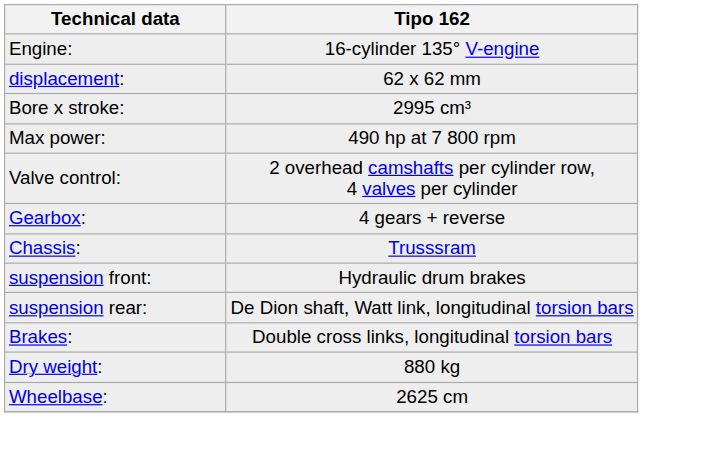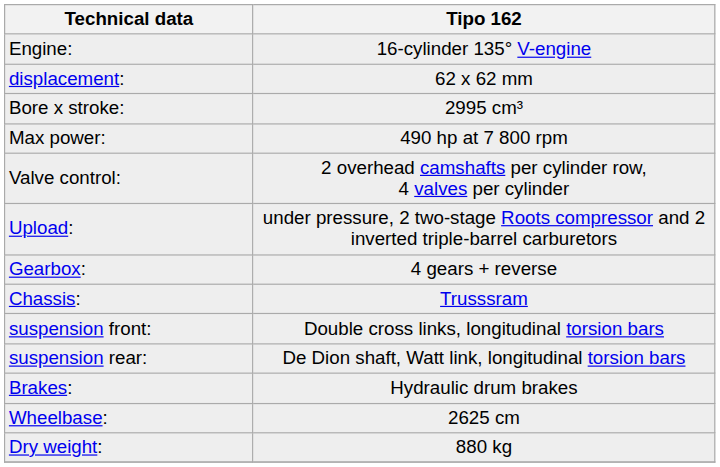+ row: (44, 229)
(432, 277) Hydraulic drum brakes -> (484, 328) Double cross links, longitudinal torsion bars
(432, 337) Double cross links, longitudinal torsion bars -> (484, 388) Hydraulic drum brakes
rows swapped: (61, 396) <-> (58, 366)
